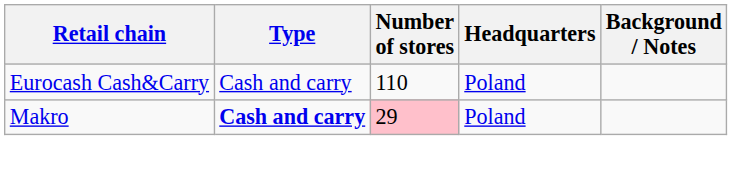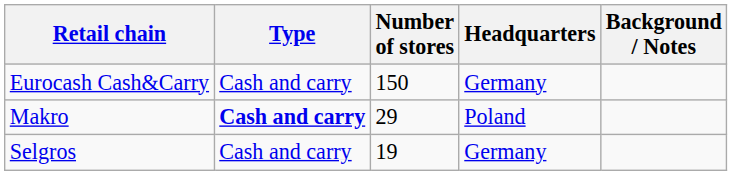(392, 81) 110 -> (392, 81) 150
(495, 81) Poland -> (505, 81) Germany
(386, 116) pink background -> (386, 116) no background
+ row: (43, 151)
